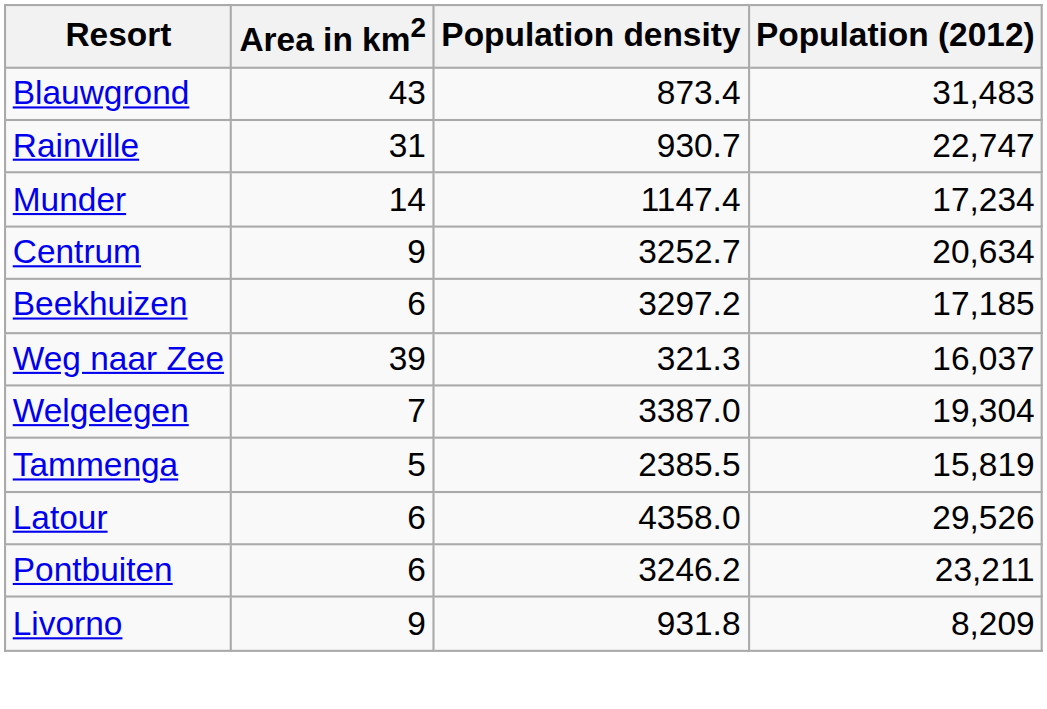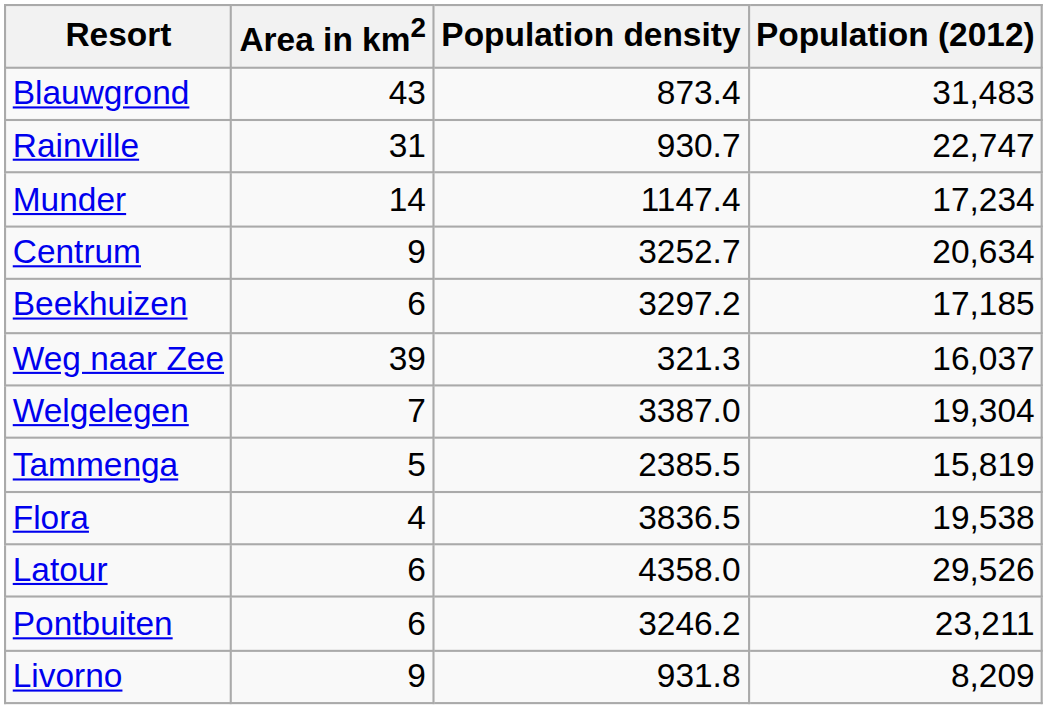+ row: (51, 517)
